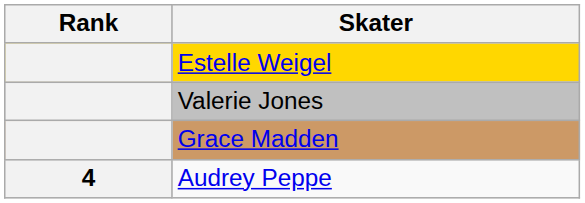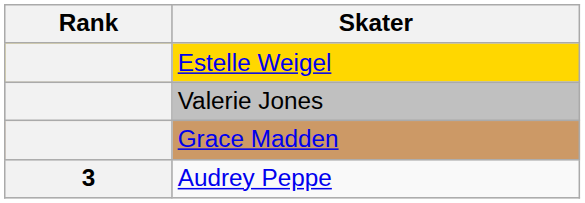(88, 178) 4 -> (88, 178) 3
